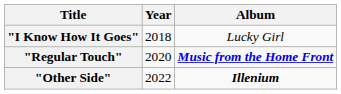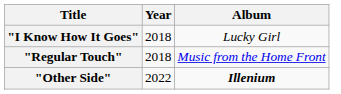(158, 57) 2020 -> (158, 57) 2018
(255, 57) bold -> (252, 57) normal
